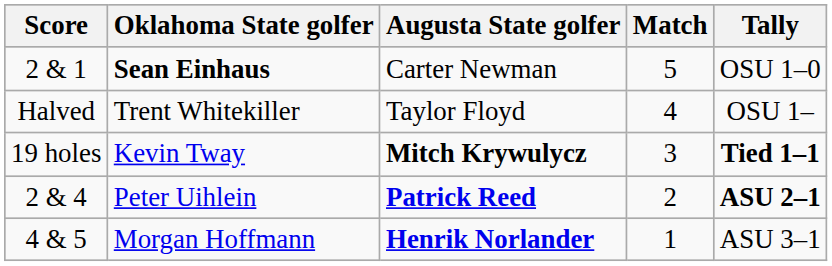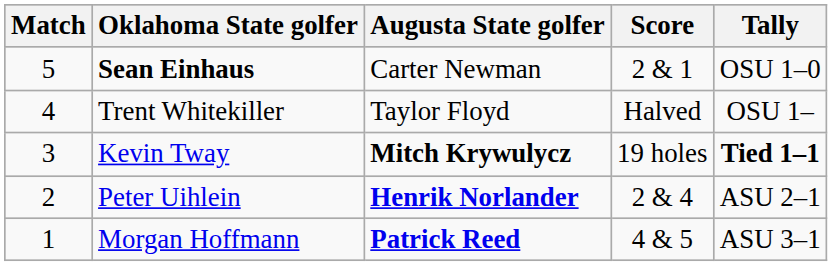columns swapped: (670, 25) <-> (56, 25)
(461, 196) Patrick Reed -> (474, 196) Henrik Norlander
(770, 196) bold -> (770, 196) normal
(490, 238) Henrik Norlander -> (445, 238) Patrick Reed
